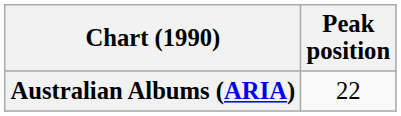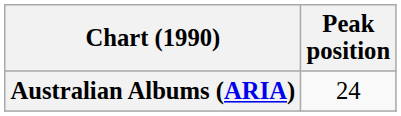(348, 90) 22 -> (348, 90) 24
